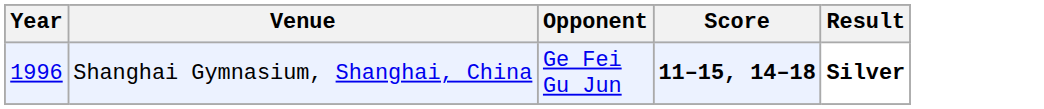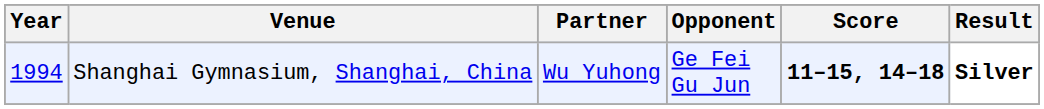+ column: (602, 23)
(36, 73) 1996 -> (36, 73) 1994
